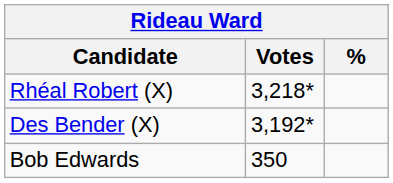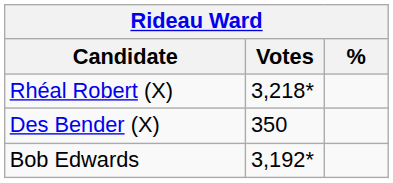(282, 125) 3,192* -> (269, 125) 350
(269, 159) 350 -> (282, 159) 3,192*
